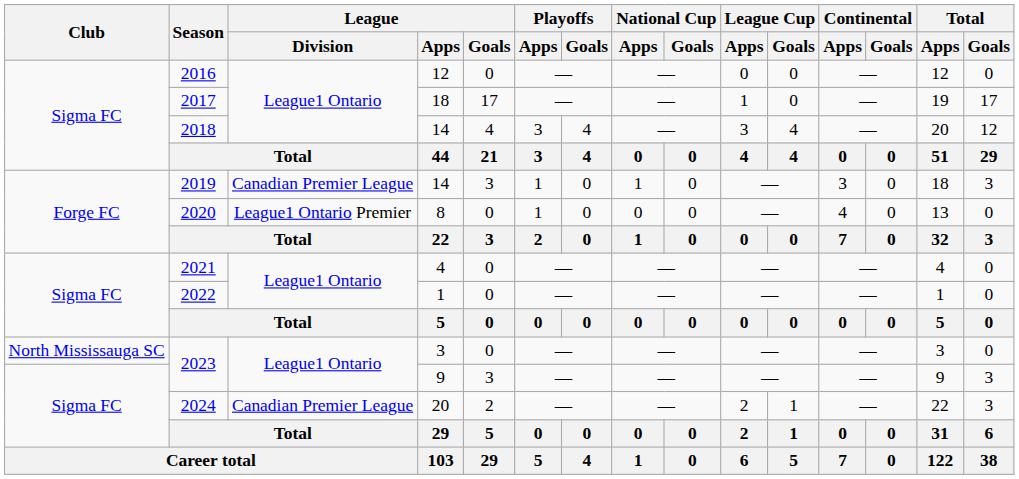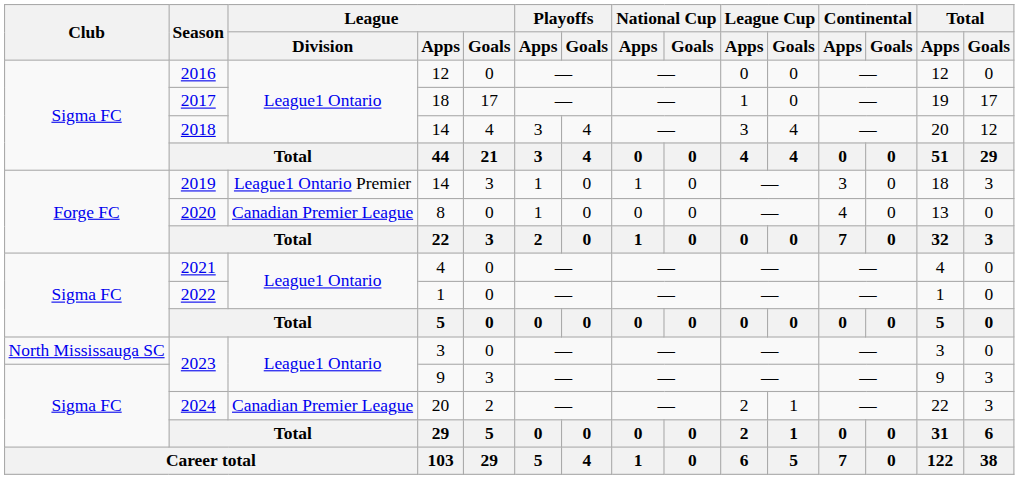(323, 184) Canadian Premier League -> (323, 184) League1 Ontario Premier
(323, 211) League1 Ontario Premier -> (323, 211) Canadian Premier League
